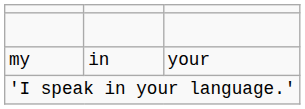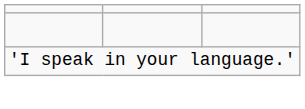- row: (20, 61)
